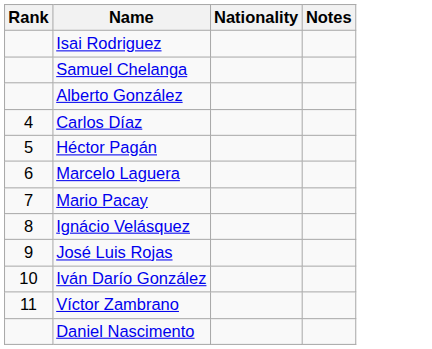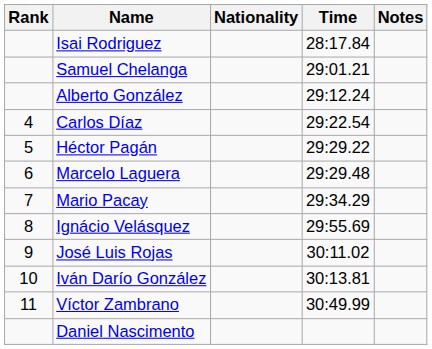+ column: (338, 17)
